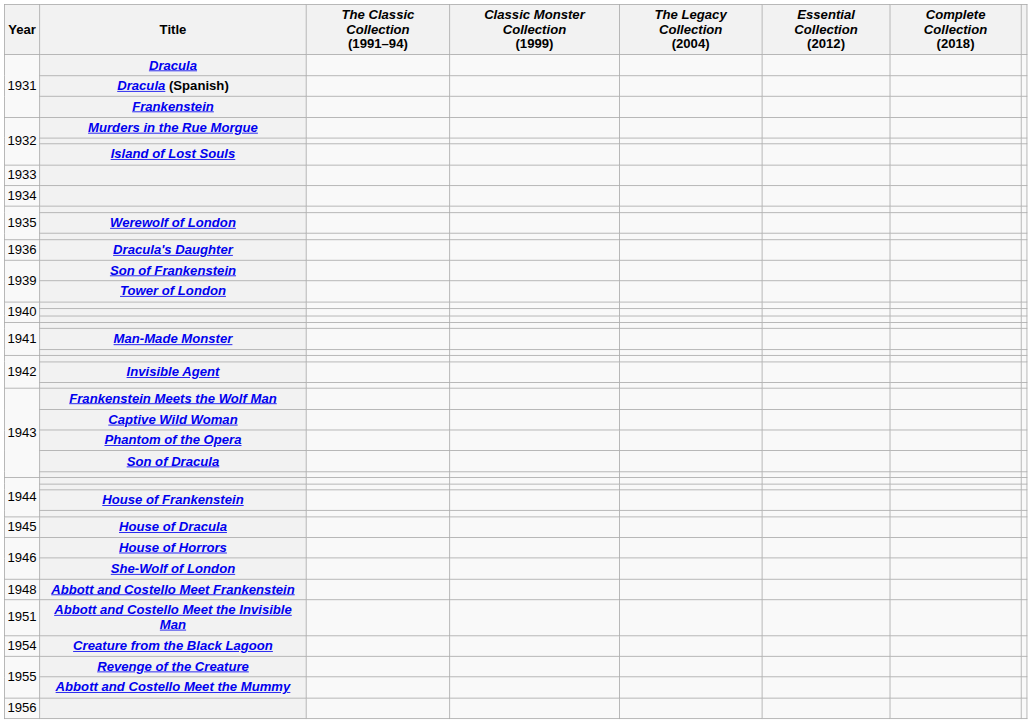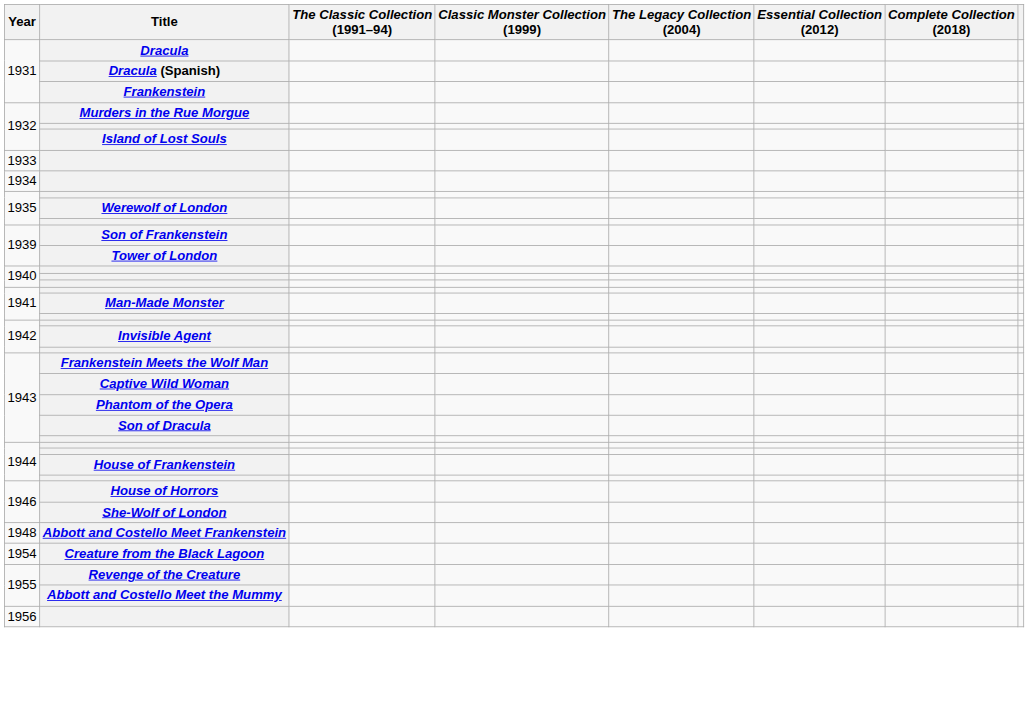- row: (22, 249)
- row: (22, 527)
- row: (22, 617)
